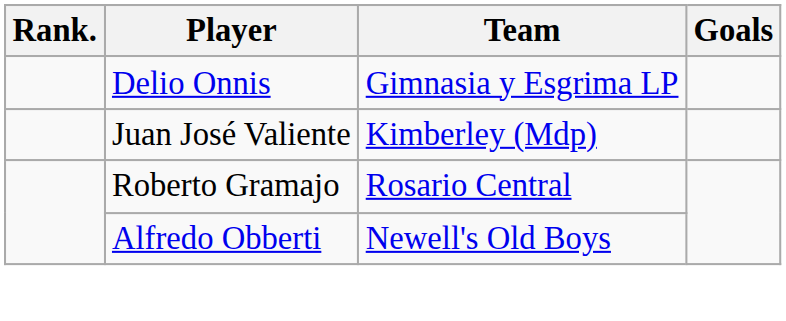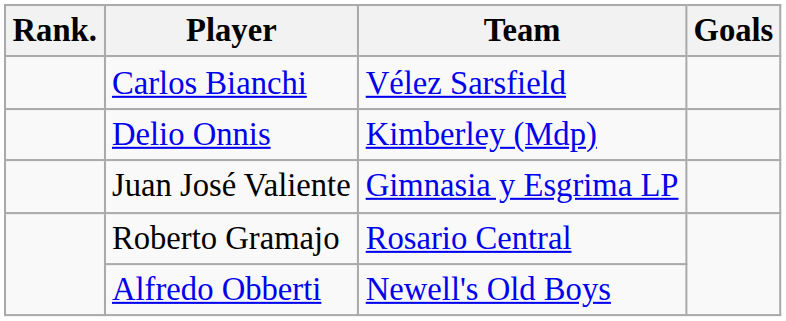+ row: (209, 82)
(522, 82) Gimnasia y Esgrima LP -> (481, 133) Kimberley (Mdp)
(481, 133) Kimberley (Mdp) -> (522, 185) Gimnasia y Esgrima LP
